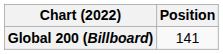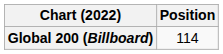(187, 37) 141 -> (187, 37) 114
